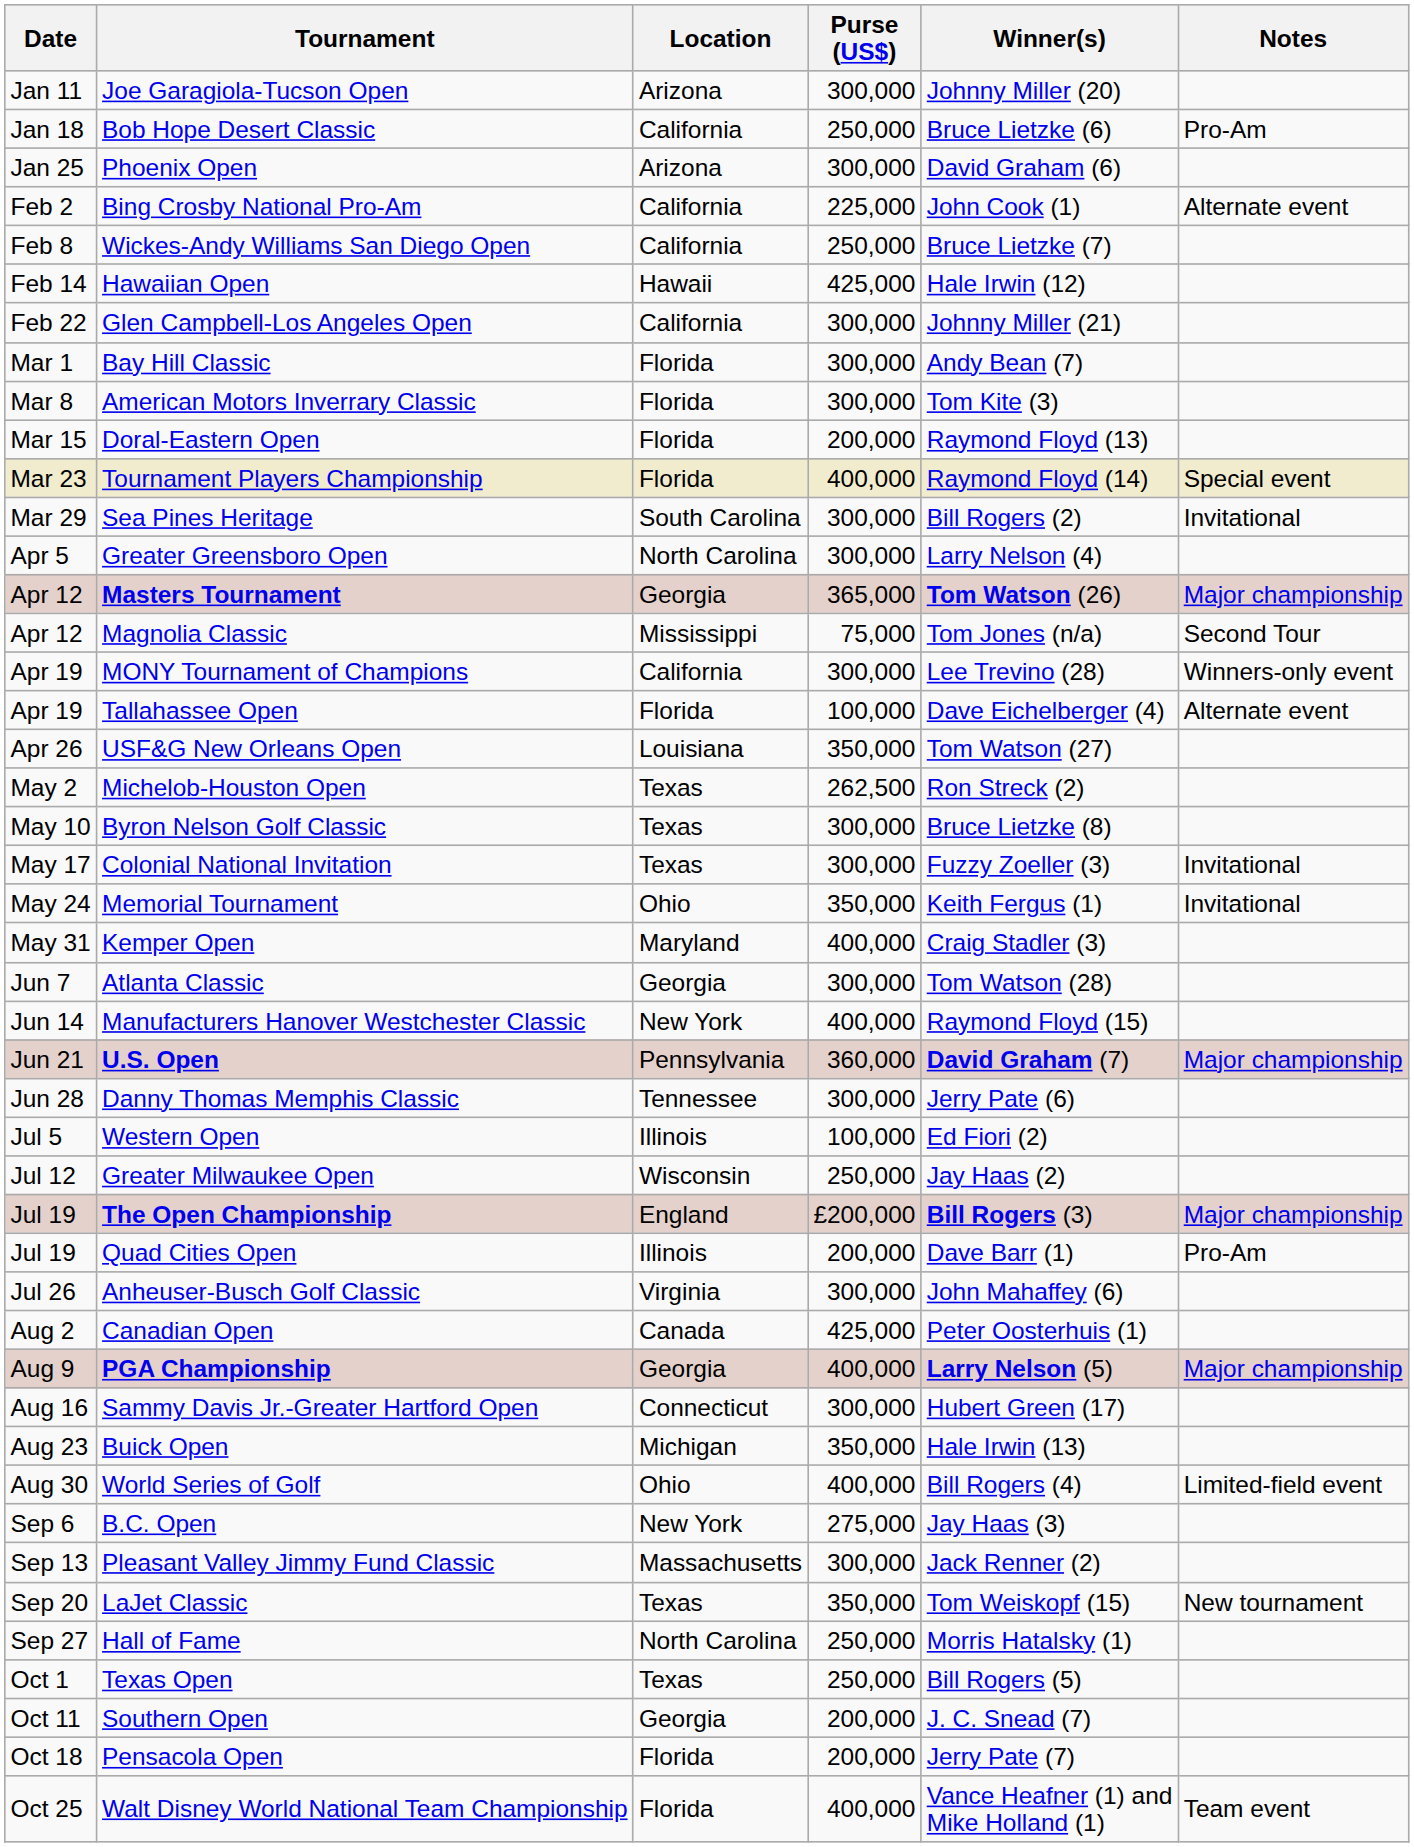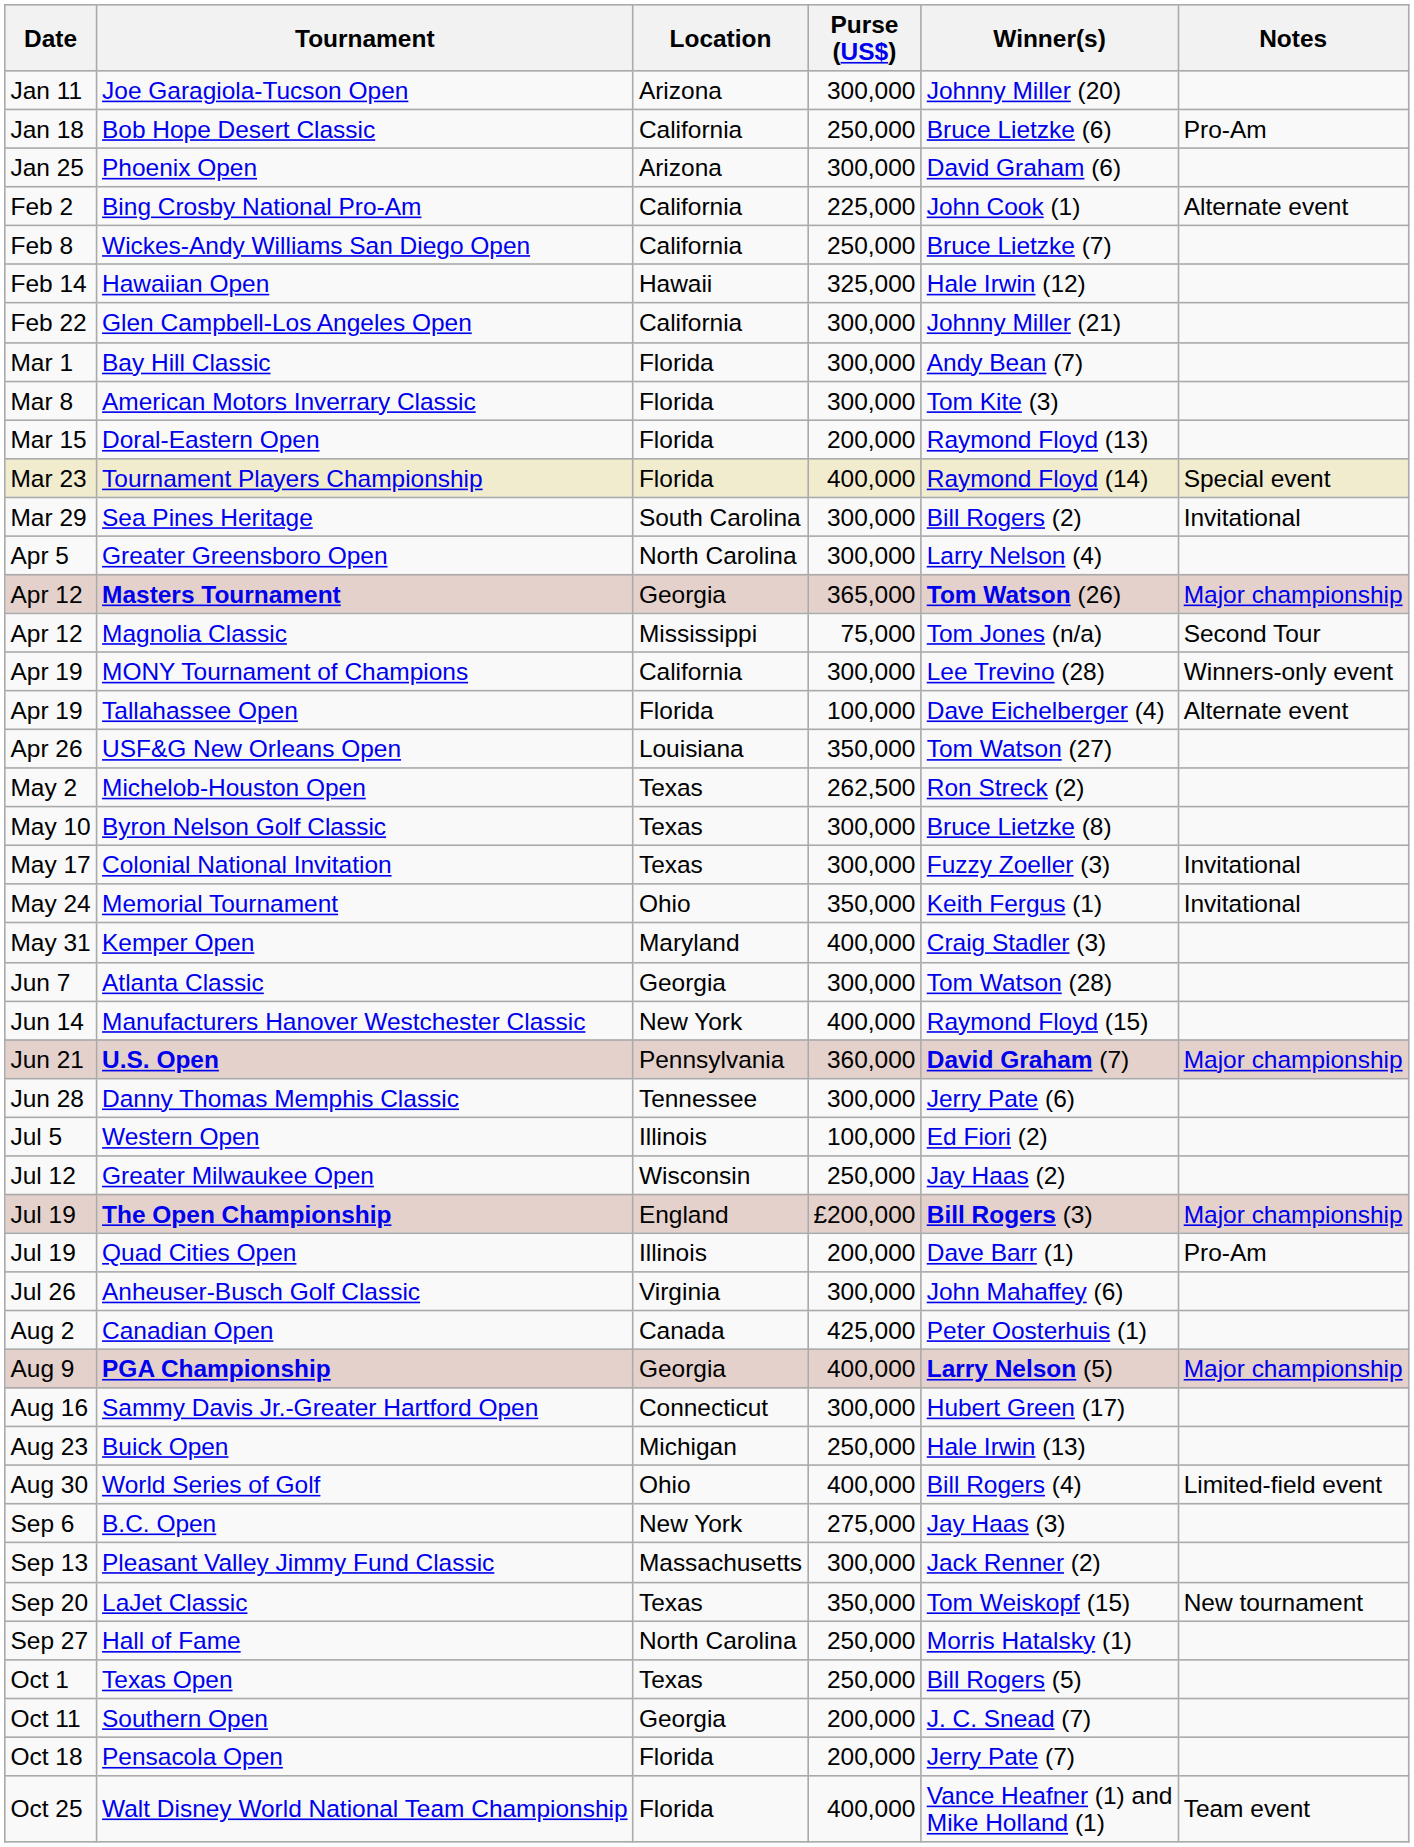(871, 284) 425,000 -> (871, 284) 325,000
(871, 1446) 350,000 -> (871, 1446) 250,000
